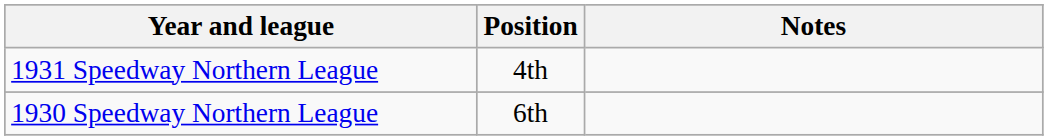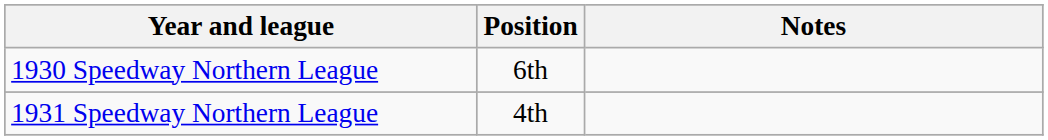rows swapped: (195, 112) <-> (195, 69)
